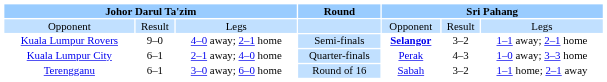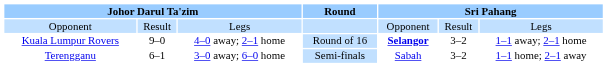(339, 41) Semi-finals -> (340, 41) Round of 16
- row: (69, 56)
(339, 71) Round of 16 -> (340, 56) Semi-finals
